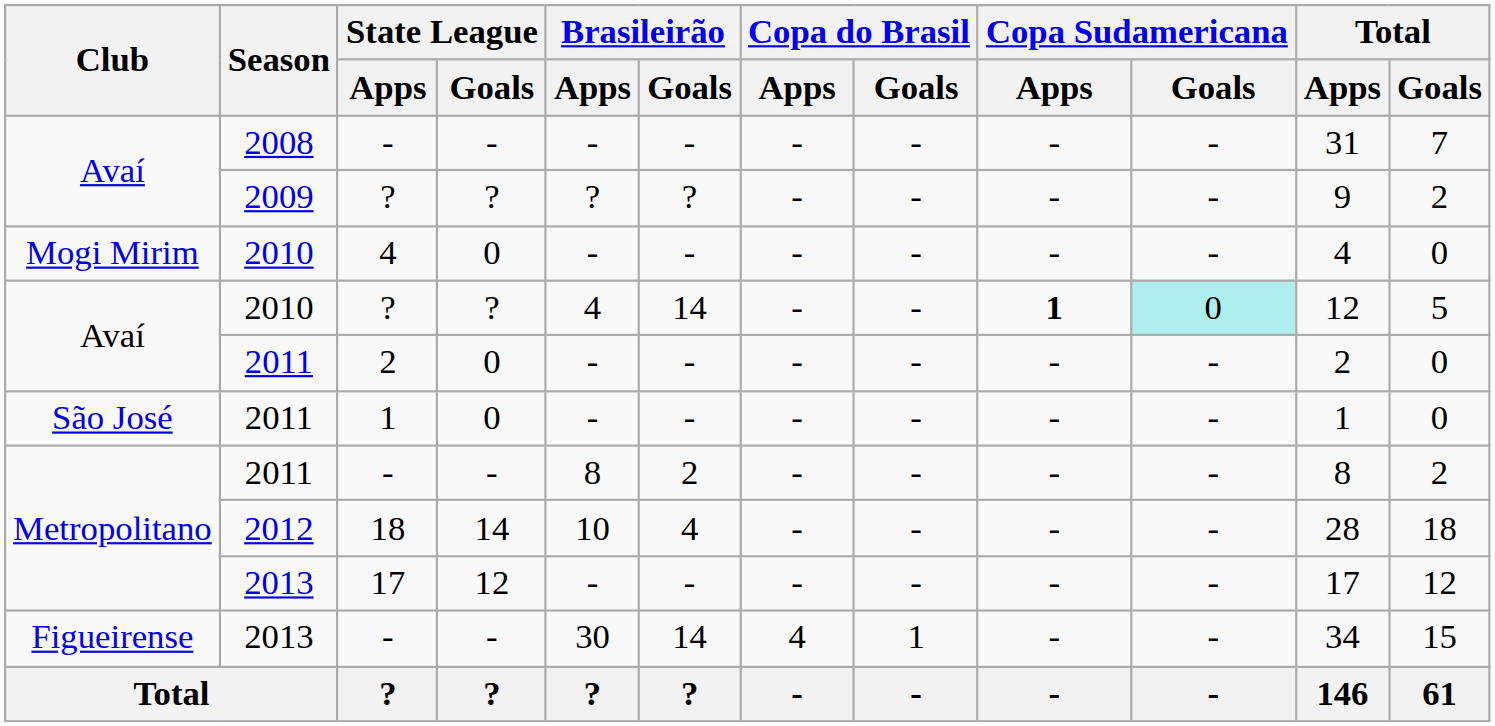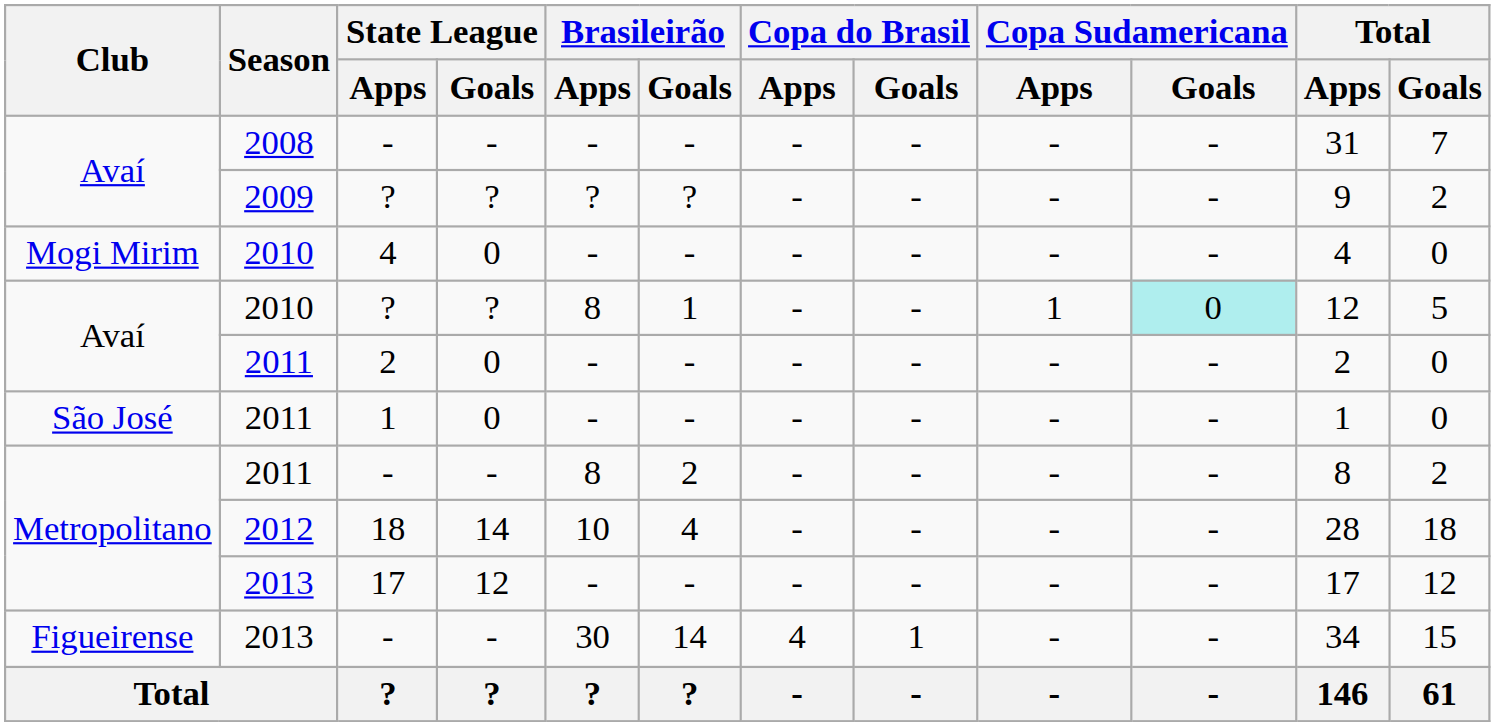(593, 307) 4 -> (593, 307) 8
(690, 307) 14 -> (690, 307) 1
(1054, 307) bold -> (1054, 307) normal
